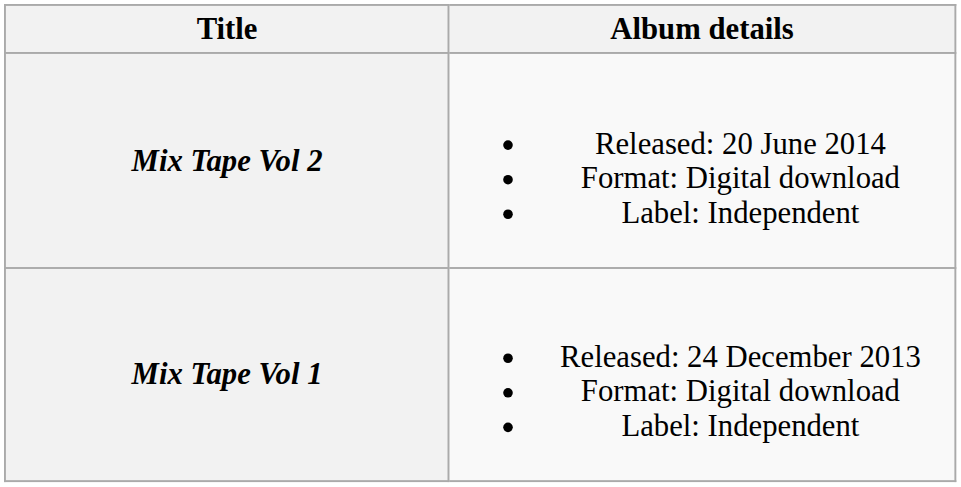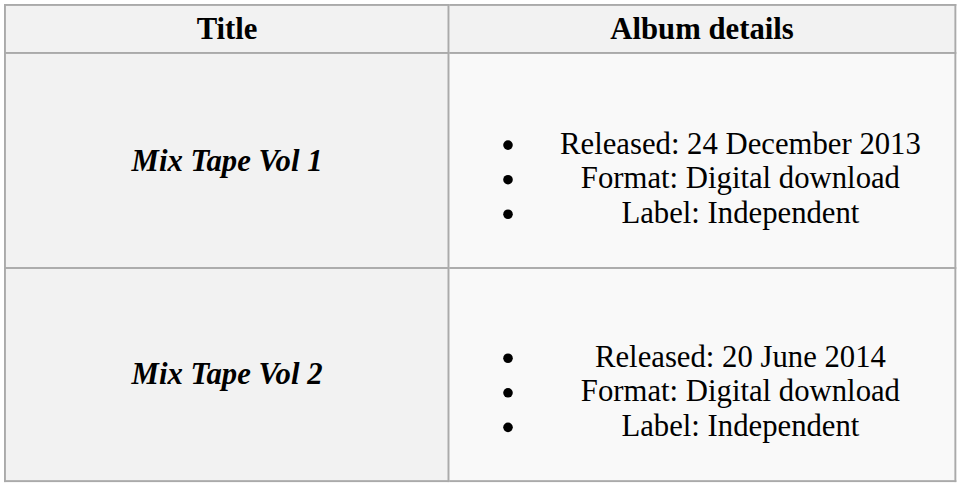rows swapped: (227, 373) <-> (227, 160)
